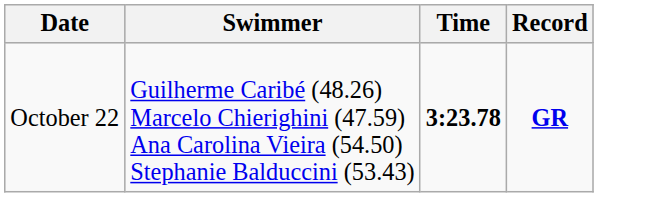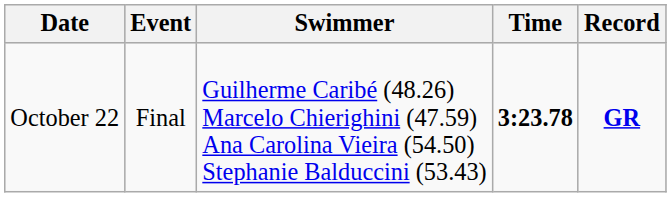+ column: (161, 23)
